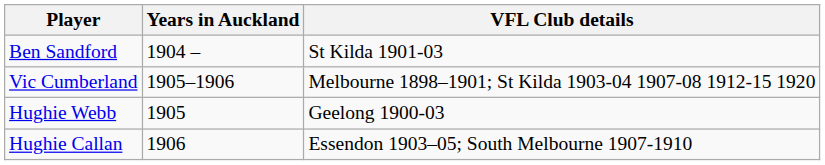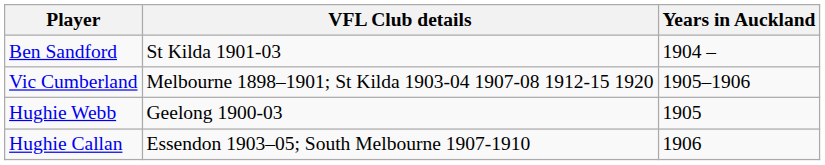columns swapped: (223, 19) <-> (562, 19)
